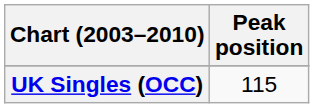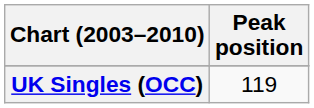(259, 84) 115 -> (259, 84) 119
